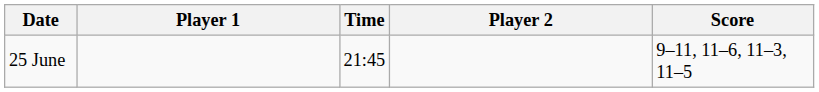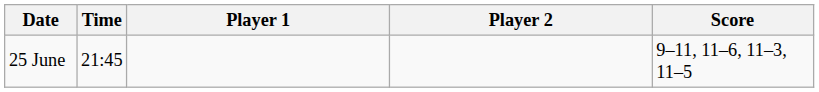columns swapped: (364, 19) <-> (208, 19)
